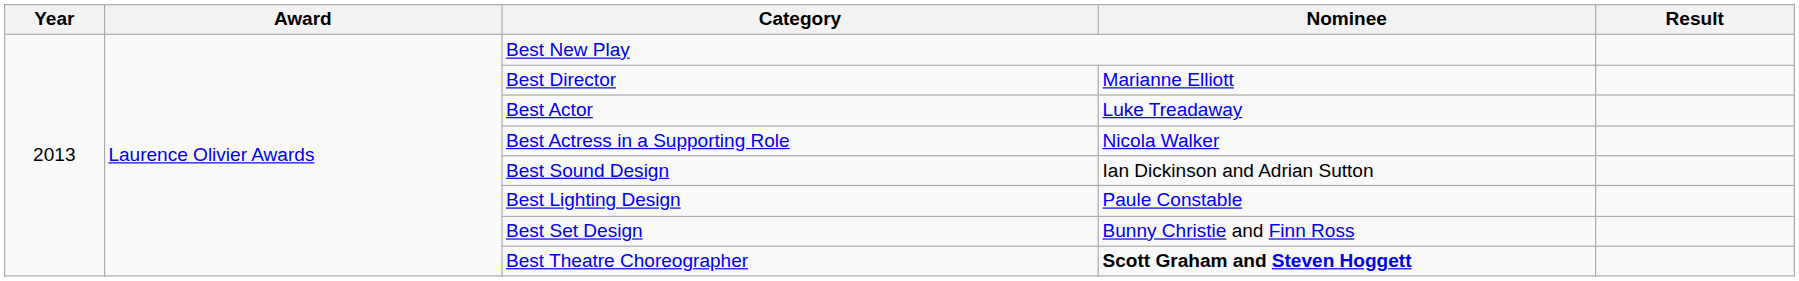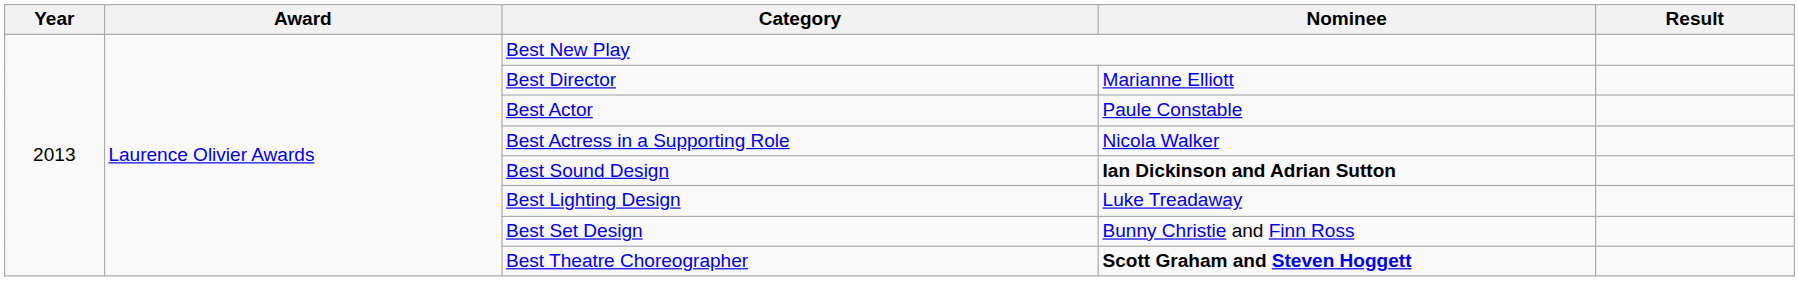(1172, 110) Luke Treadaway -> (1172, 110) Paule Constable
(1238, 170) normal -> (1249, 170) bold
(1172, 200) Paule Constable -> (1172, 200) Luke Treadaway
